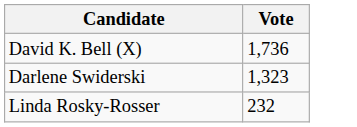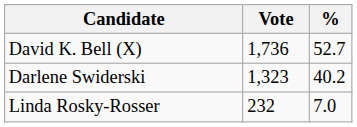+ column: (331, 19)
